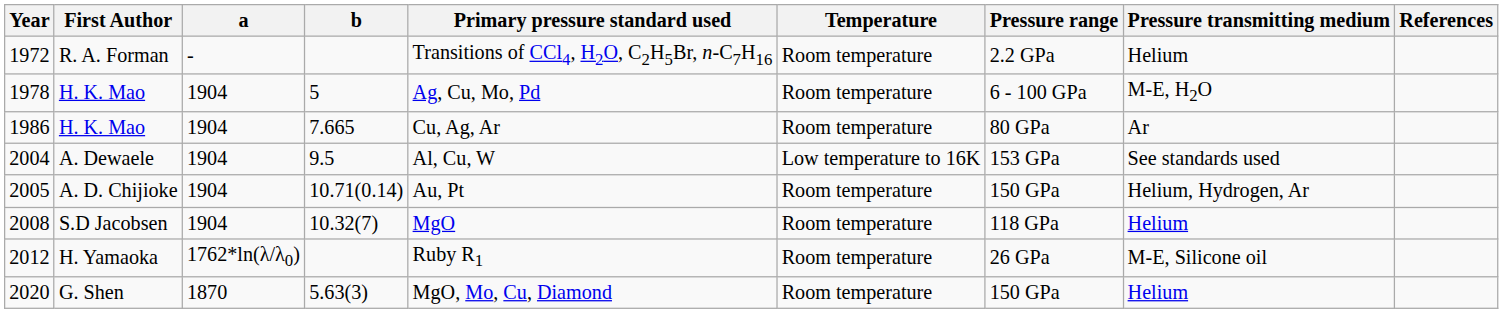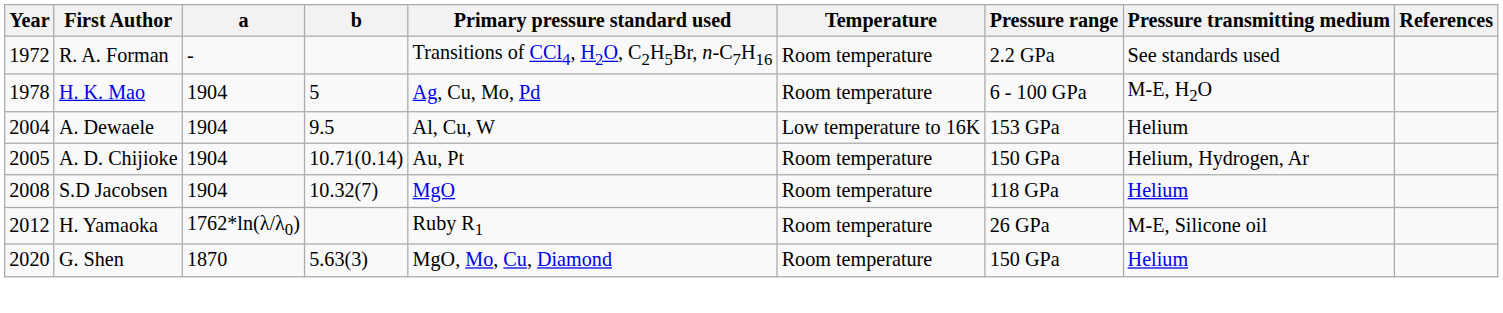(1158, 55) Helium -> (1204, 55) See standards used
- row: (29, 126)
(1204, 158) See standards used -> (1158, 126) Helium
